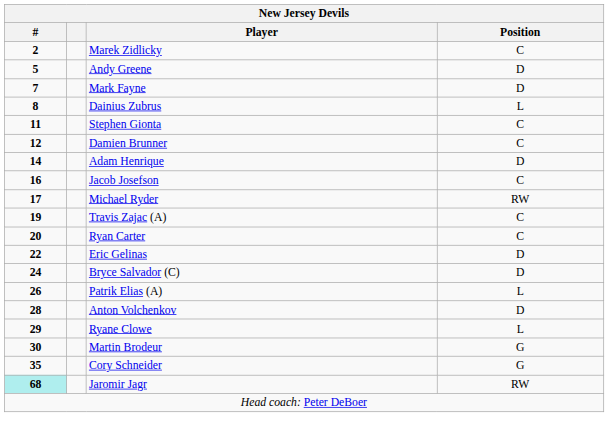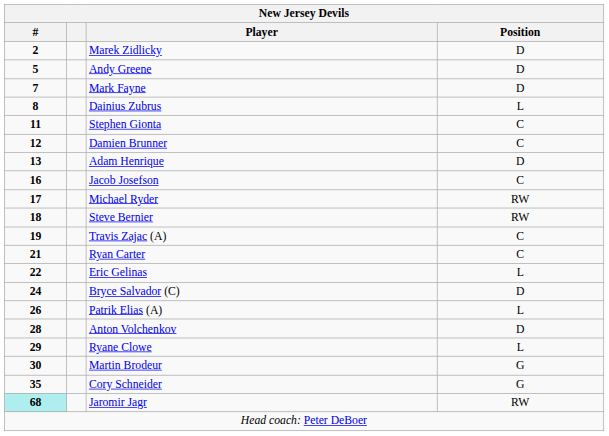(520, 50) C -> (520, 50) D
(35, 161) 14 -> (35, 161) 13
+ row: (121, 217)
(35, 236) 20 -> (35, 254) 21
(520, 254) D -> (520, 273) L
